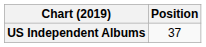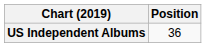(175, 33) 37 -> (175, 33) 36
